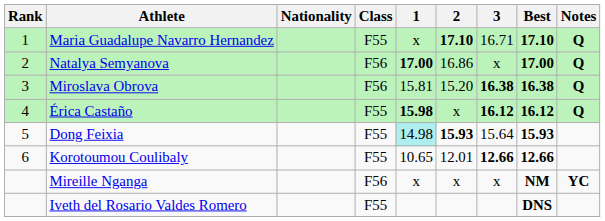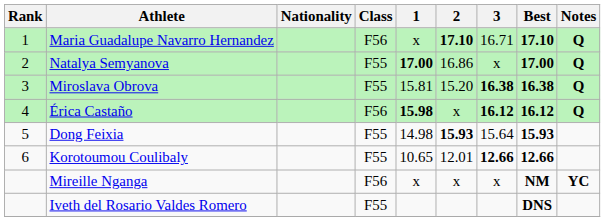(376, 39) F55 -> (376, 39) F56
(376, 63) F56 -> (376, 63) F55
(376, 87) F56 -> (376, 87) F55
(376, 110) F55 -> (376, 110) F56
(416, 134) paleturquoise background -> (416, 134) no background
